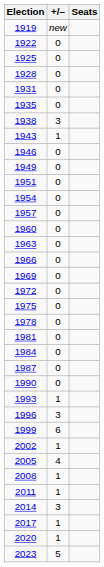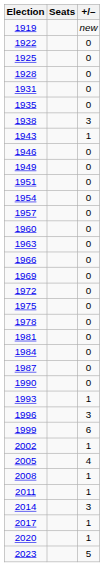columns swapped: (84, 12) <-> (58, 12)
